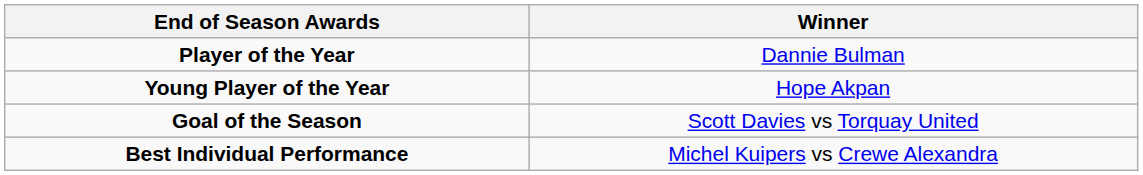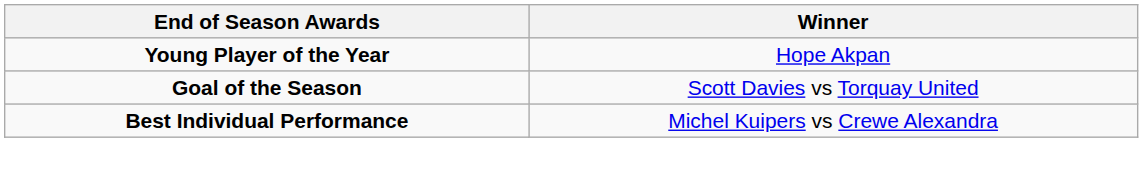- row: (267, 55)
